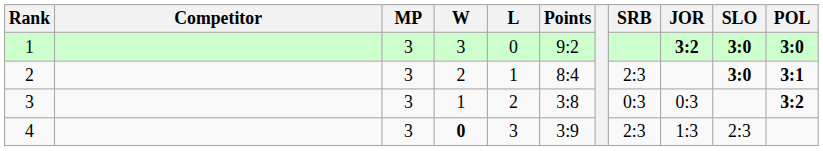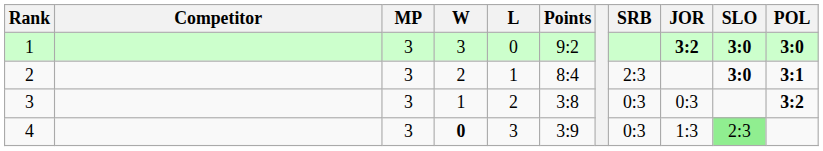(634, 131) 2:3 -> (634, 131) 0:3
(739, 131) no background -> (739, 131) lightgreen background
